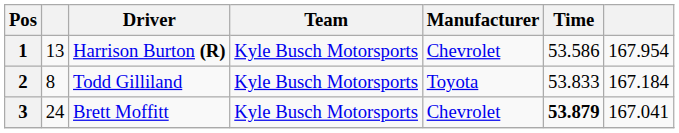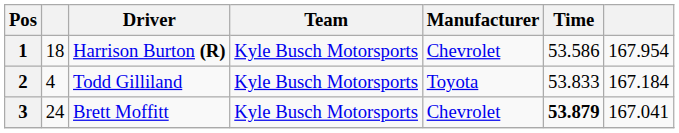(55, 50) 13 -> (55, 50) 18
(50, 81) 8 -> (50, 81) 4
